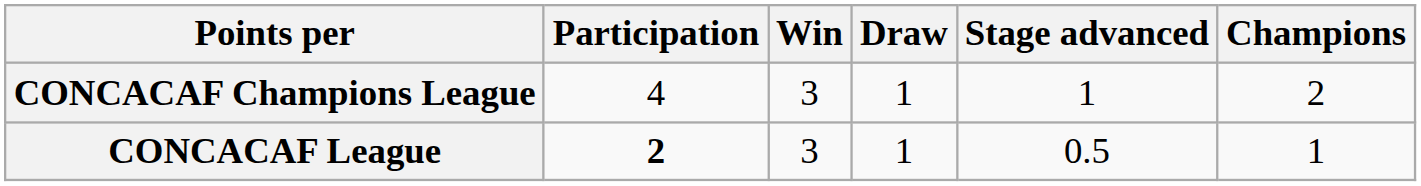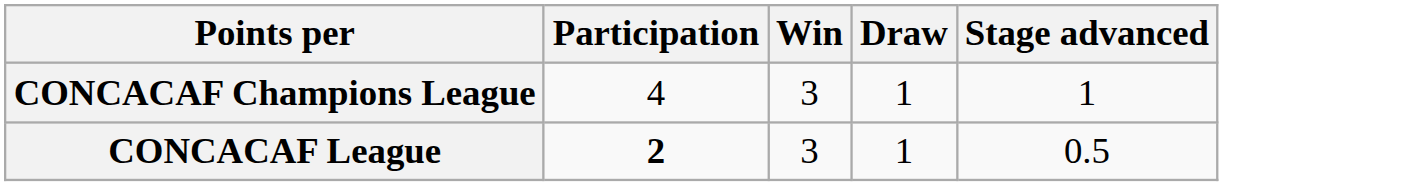- column: (1316, 33)
